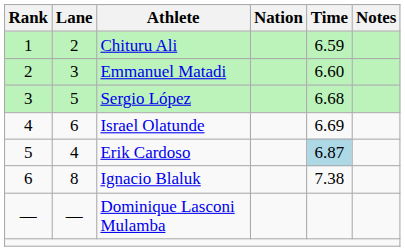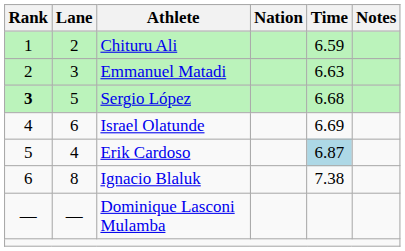(329, 71) 6.60 -> (329, 71) 6.63
(28, 98) normal -> (28, 98) bold
